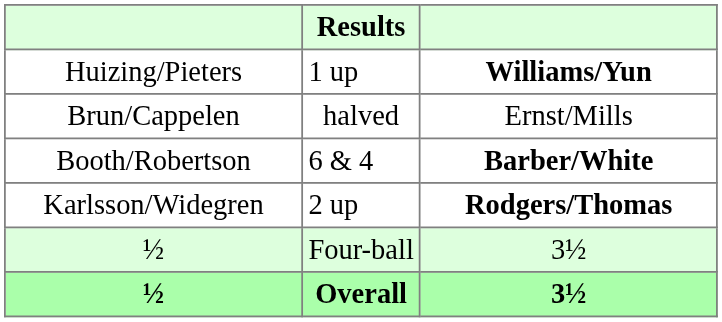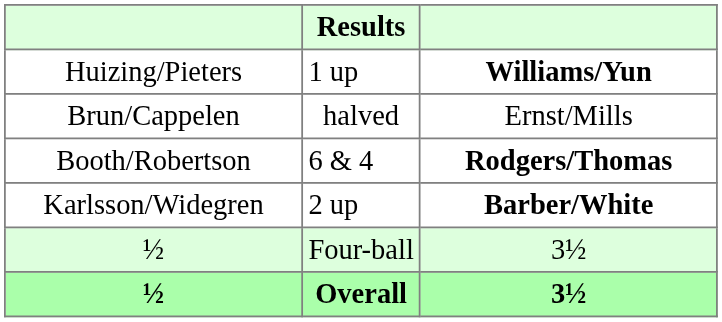(569, 160) Barber/White -> (569, 160) Rodgers/Thomas
(569, 204) Rodgers/Thomas -> (569, 204) Barber/White
